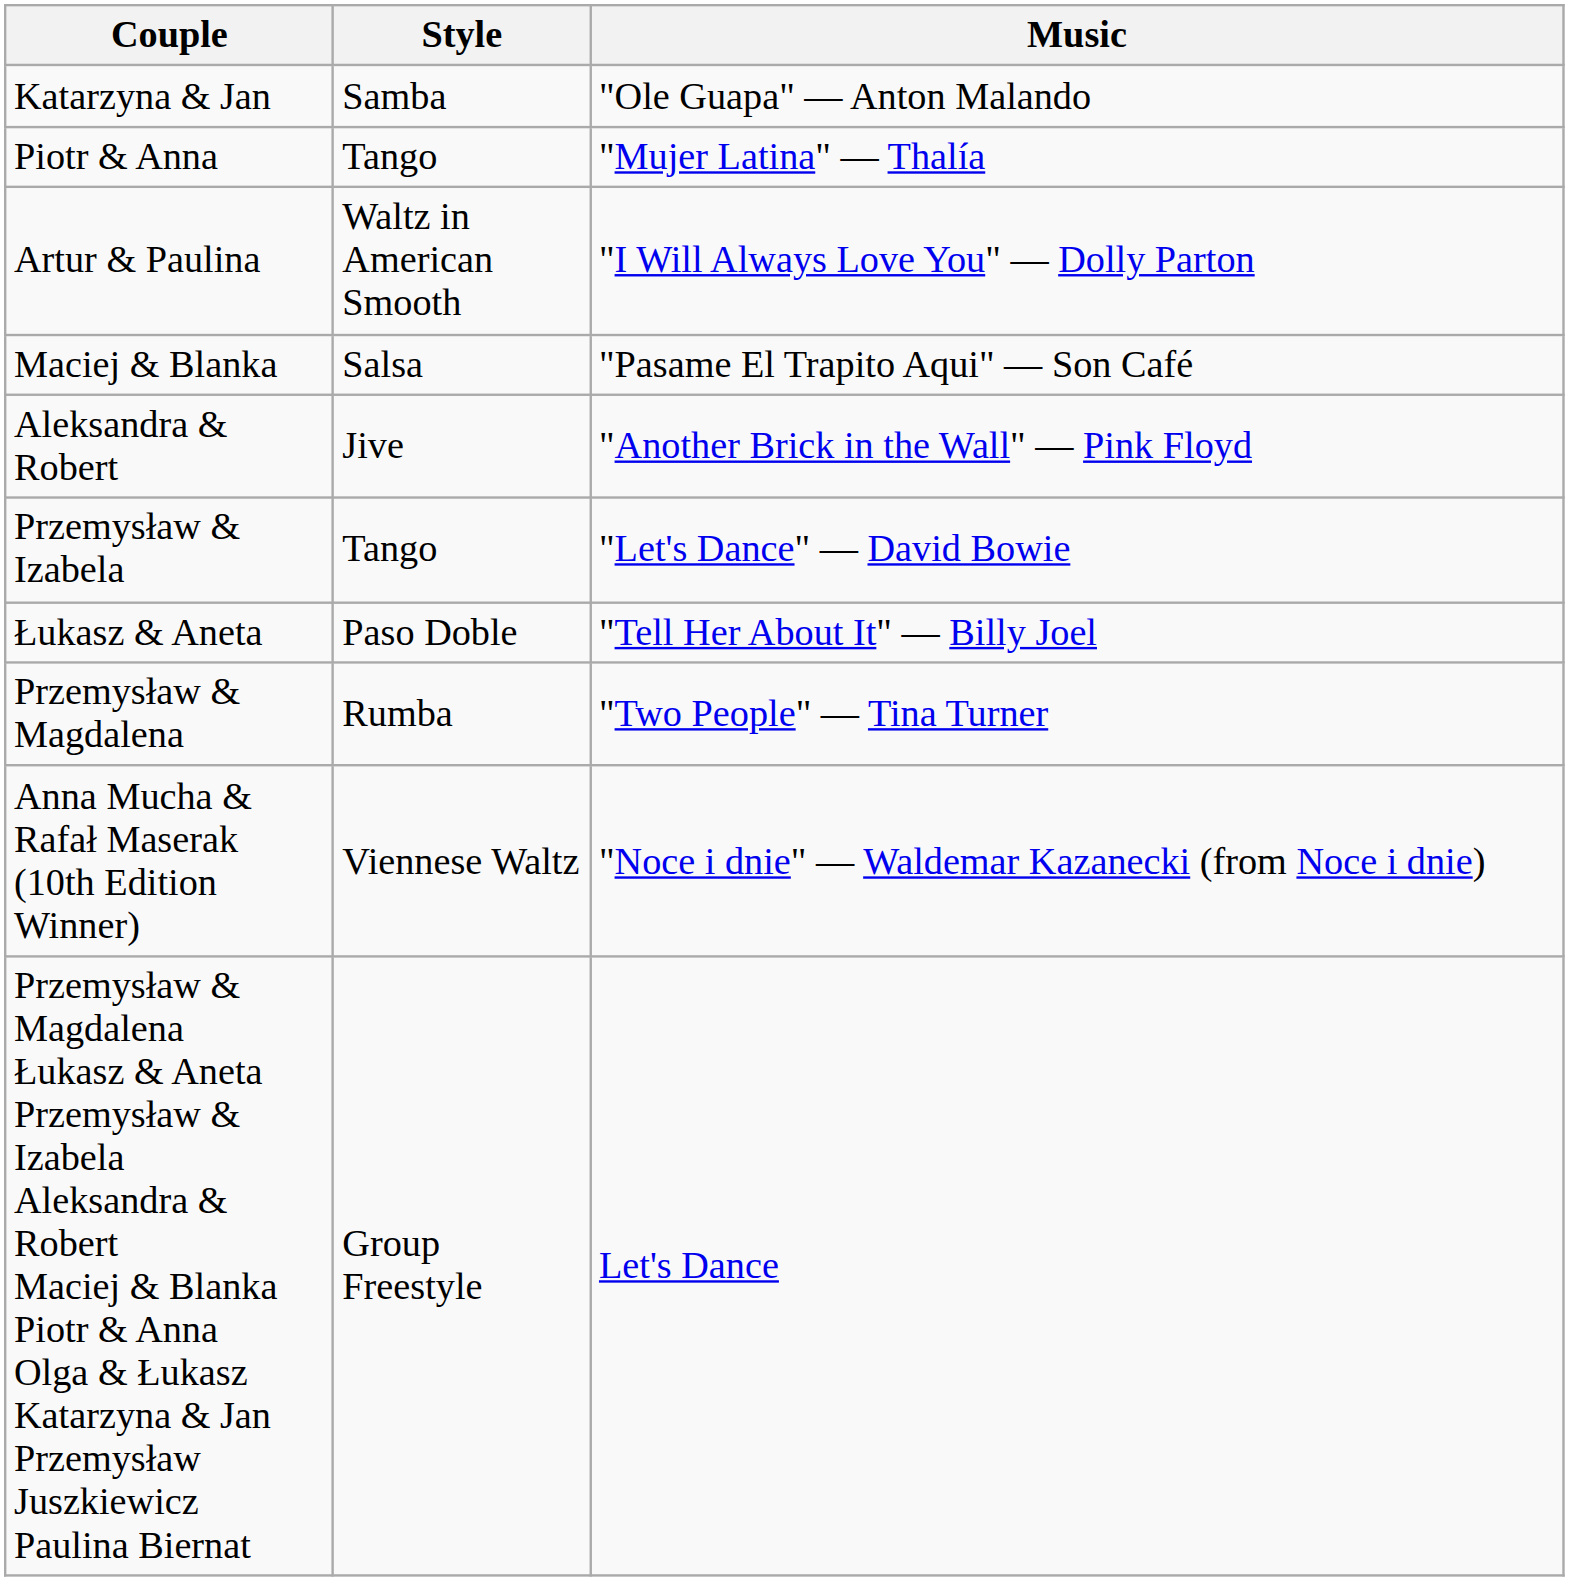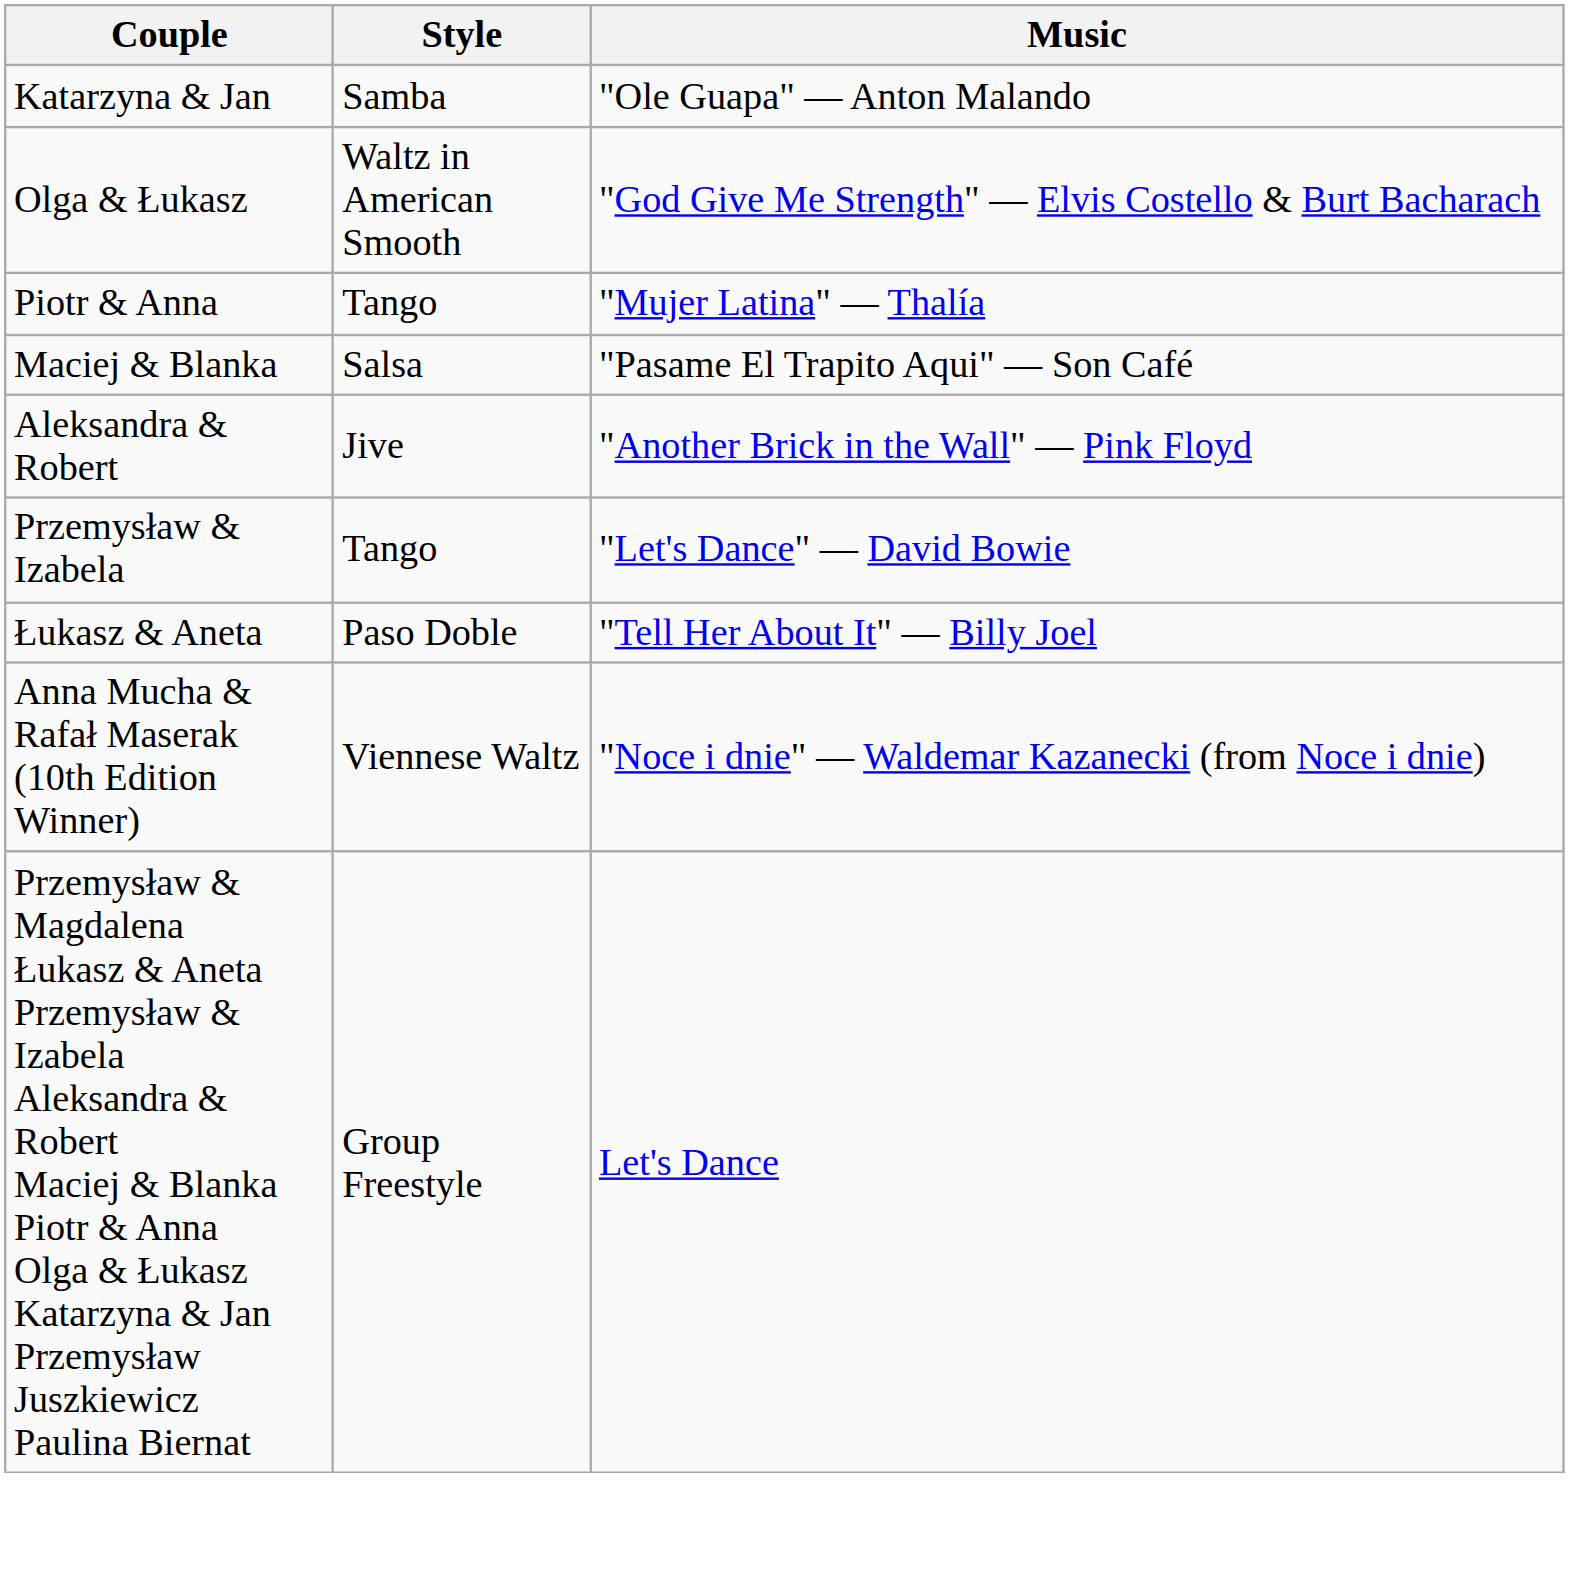+ row: (131, 199)
- row: (137, 259)
- row: (127, 713)
